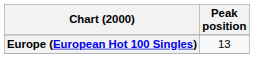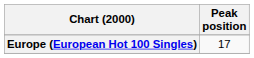(224, 44) 13 -> (224, 44) 17
